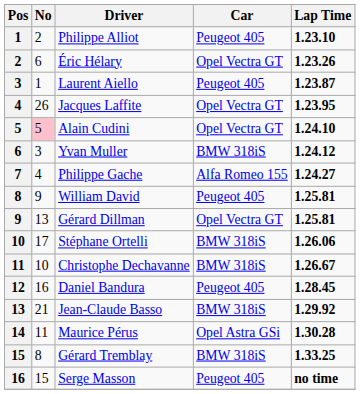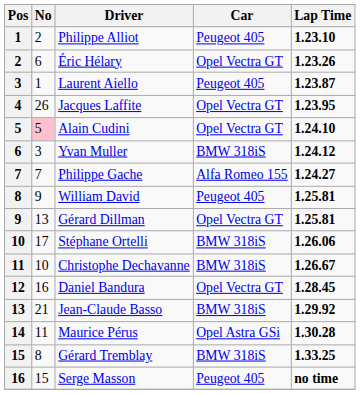(38, 174) 4 -> (38, 174) 7
(230, 287) Peugeot 405 -> (240, 287) Opel Vectra GT
